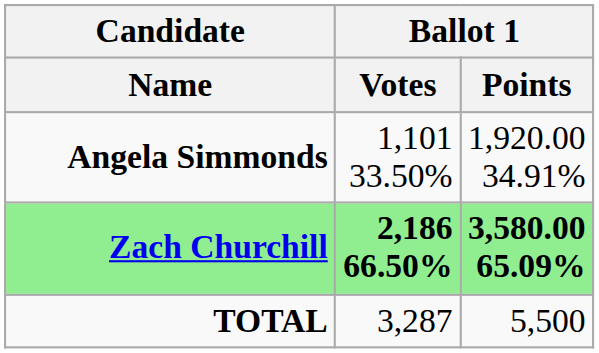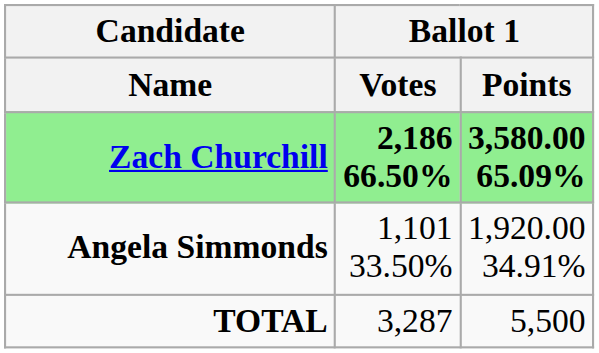rows swapped: (218, 247) <-> (198, 156)
